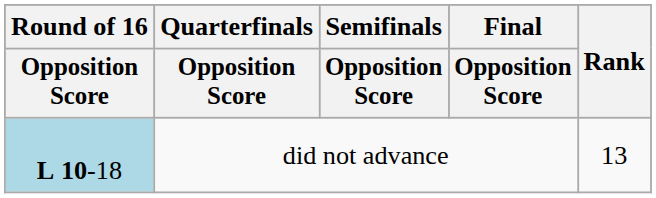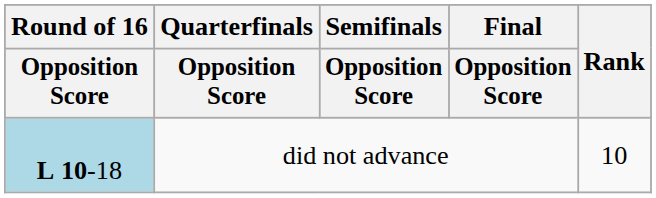(614, 155) 13 -> (614, 155) 10
